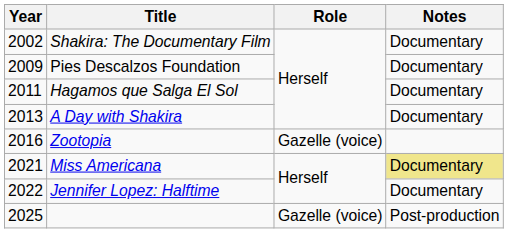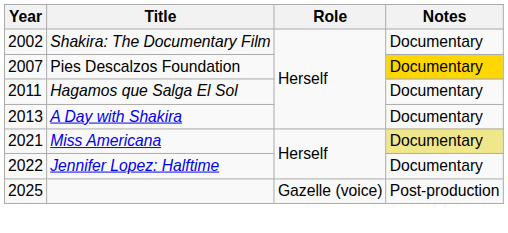(26, 66) 2009 -> (26, 66) 2007
(436, 66) no background -> (436, 66) gold background
- row: (81, 141)
